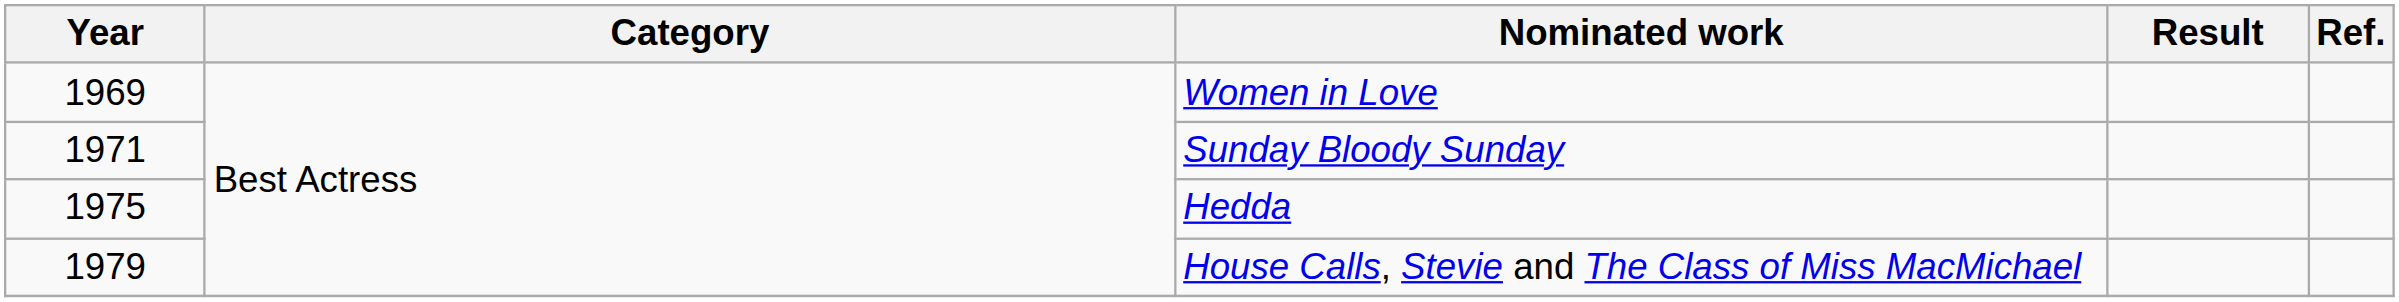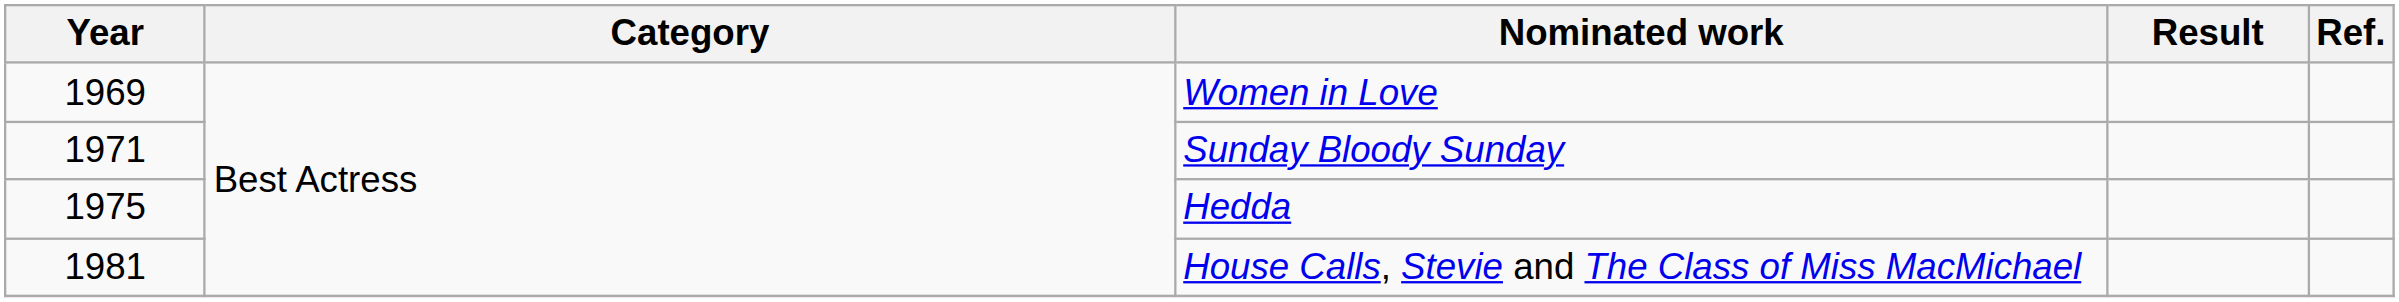(105, 265) 1979 -> (105, 265) 1981
